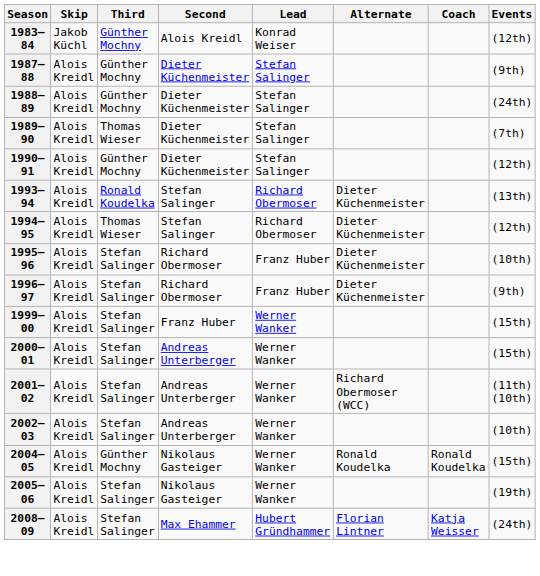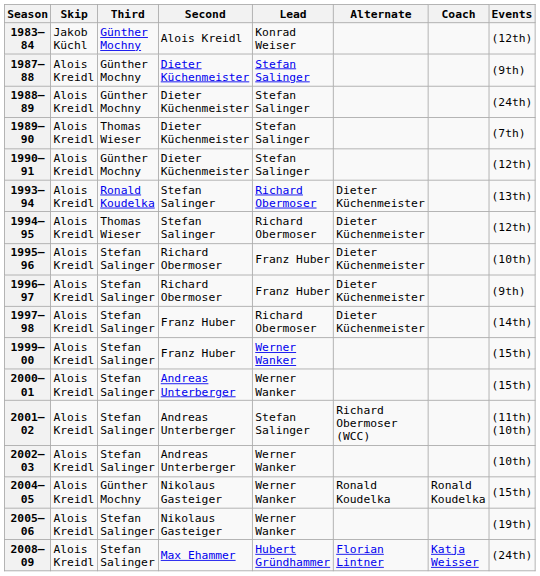+ row: (28, 322)
(276, 391) Werner Wanker -> (283, 423) Stefan Salinger
